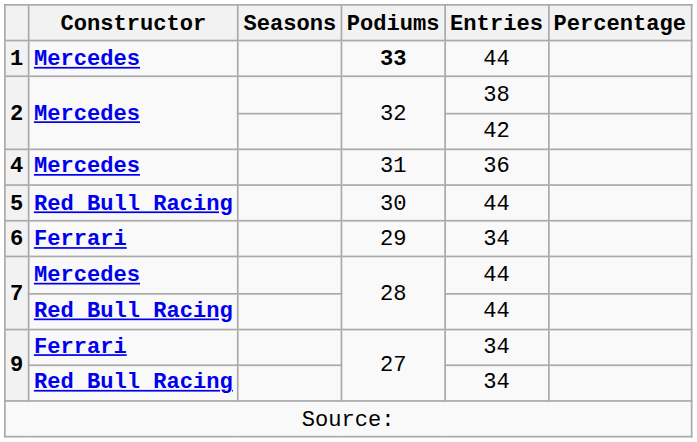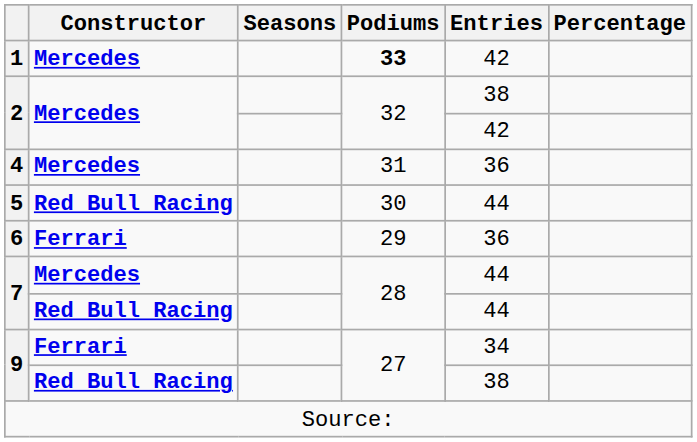(497, 59) 44 -> (497, 59) 42
(497, 239) 34 -> (497, 239) 36
(497, 383) 34 -> (497, 383) 38
